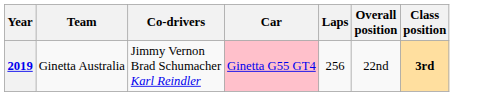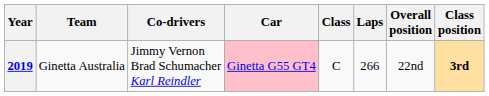+ column: (336, 22)
(335, 66) 256 -> (370, 66) 266
